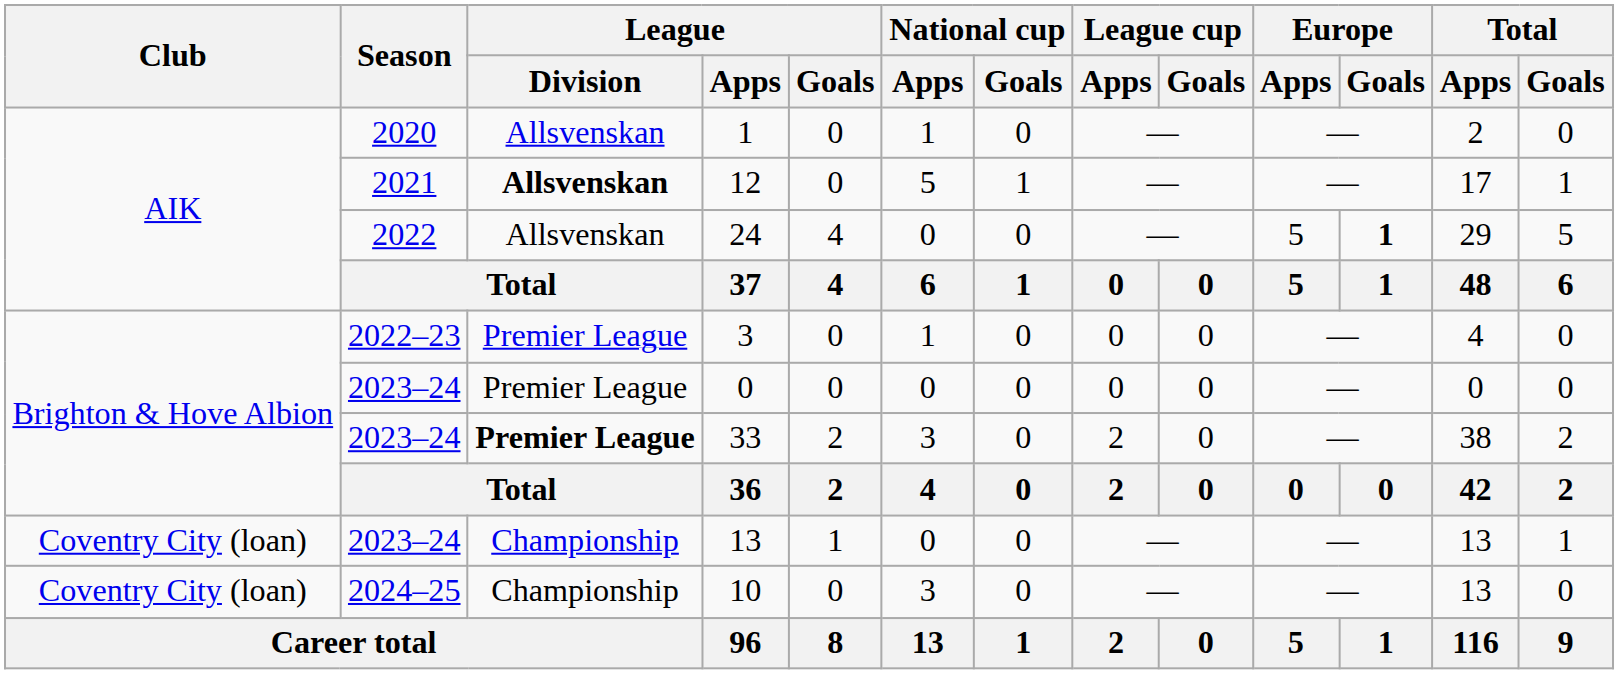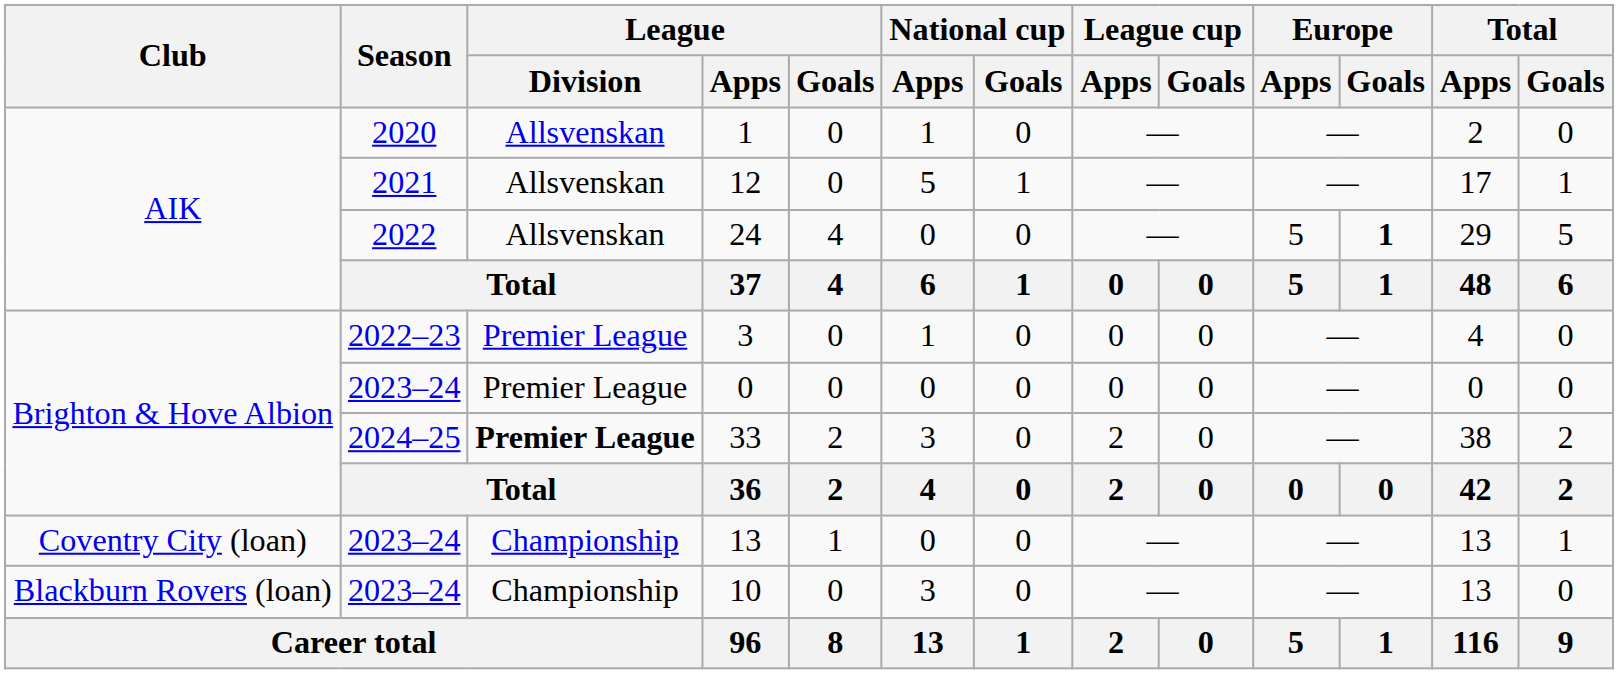(585, 183) bold -> (585, 183) normal
(404, 438) 2023–24 -> (404, 438) 2024–25
(173, 591) Coventry City (loan) -> (173, 591) Blackburn Rovers (loan)
(404, 591) 2024–25 -> (404, 591) 2023–24
